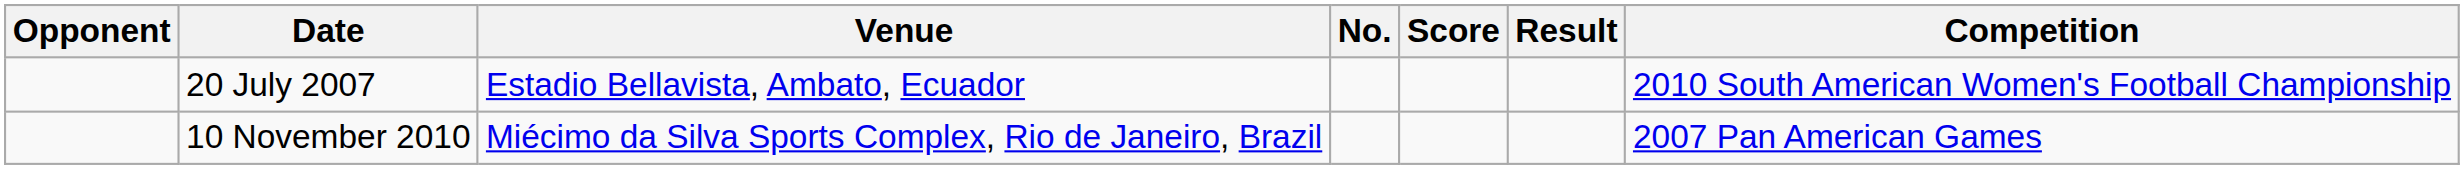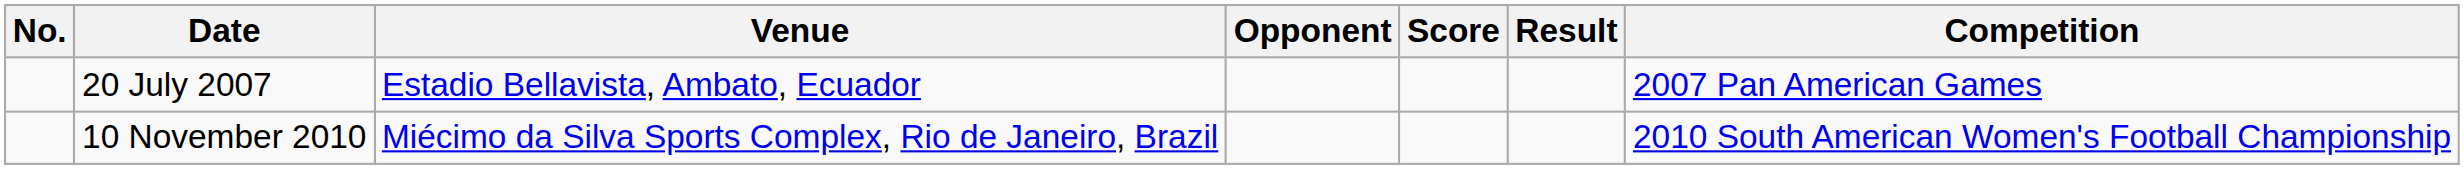columns swapped: (1365, 31) <-> (92, 31)
(2042, 84) 2010 South American Women's Football Championship -> (1837, 84) 2007 Pan American Games
(1837, 137) 2007 Pan American Games -> (2042, 137) 2010 South American Women's Football Championship
